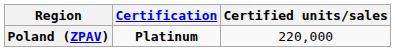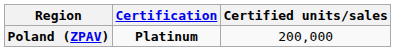(306, 36) 220,000 -> (306, 36) 200,000
